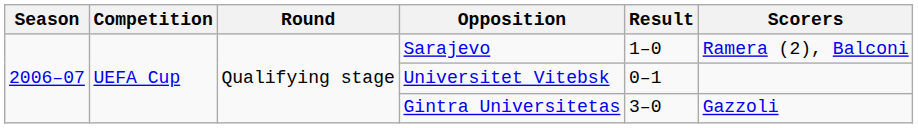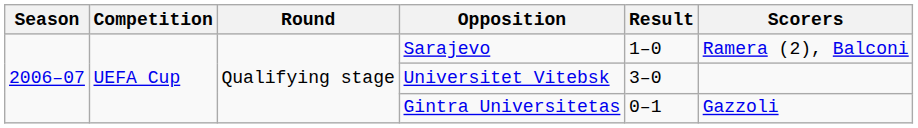(645, 78) 0–1 -> (645, 78) 3–0
(645, 108) 3–0 -> (645, 108) 0–1
